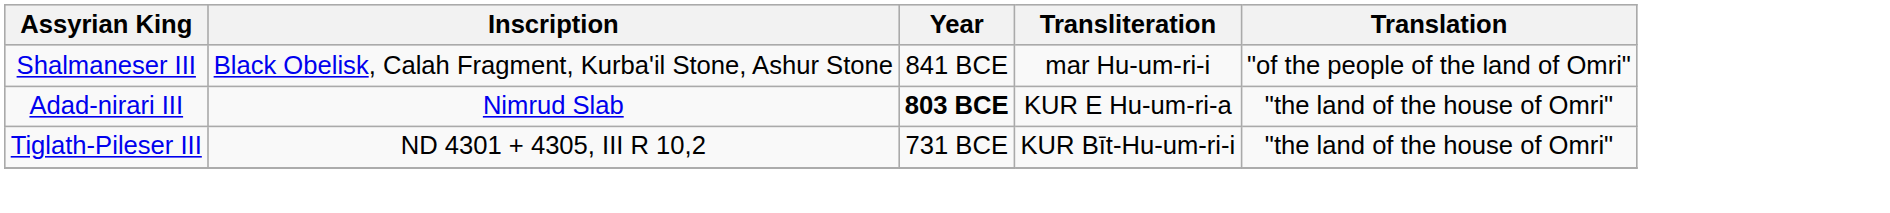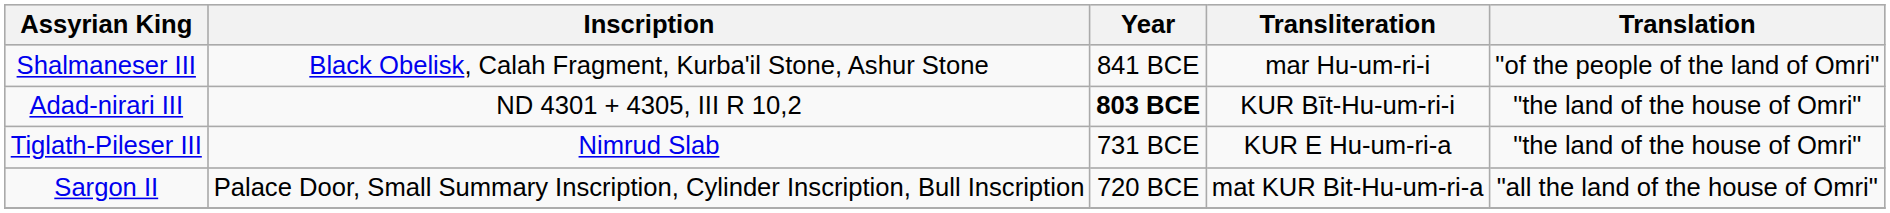(553, 106) Nimrud Slab -> (649, 106) ND 4301 + 4305, III R 10,2
(1128, 106) KUR E Hu-um-ri-a -> (1348, 106) KUR Bīt-Hu-um-ri-i
(553, 146) ND 4301 + 4305, III R 10,2 -> (649, 146) Nimrud Slab
(1128, 146) KUR Bīt-Hu-um-ri-i -> (1348, 146) KUR E Hu-um-ri-a
+ row: (106, 187)
